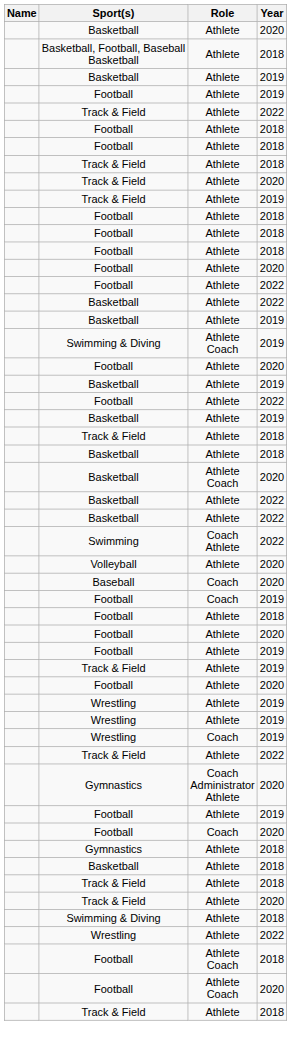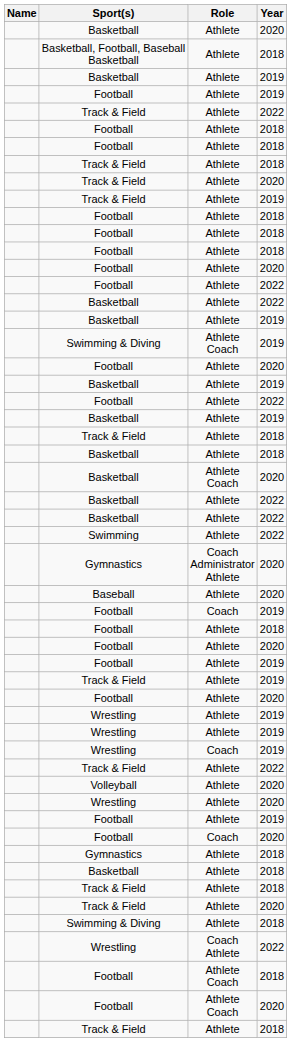(223, 541) Coach Athlete -> (223, 535) Athlete
rows swapped: (114, 565) <-> (114, 785)
(223, 582) Coach -> (223, 594) Athlete
+ row: (114, 802)
(223, 936) Athlete -> (223, 947) Coach Athlete
